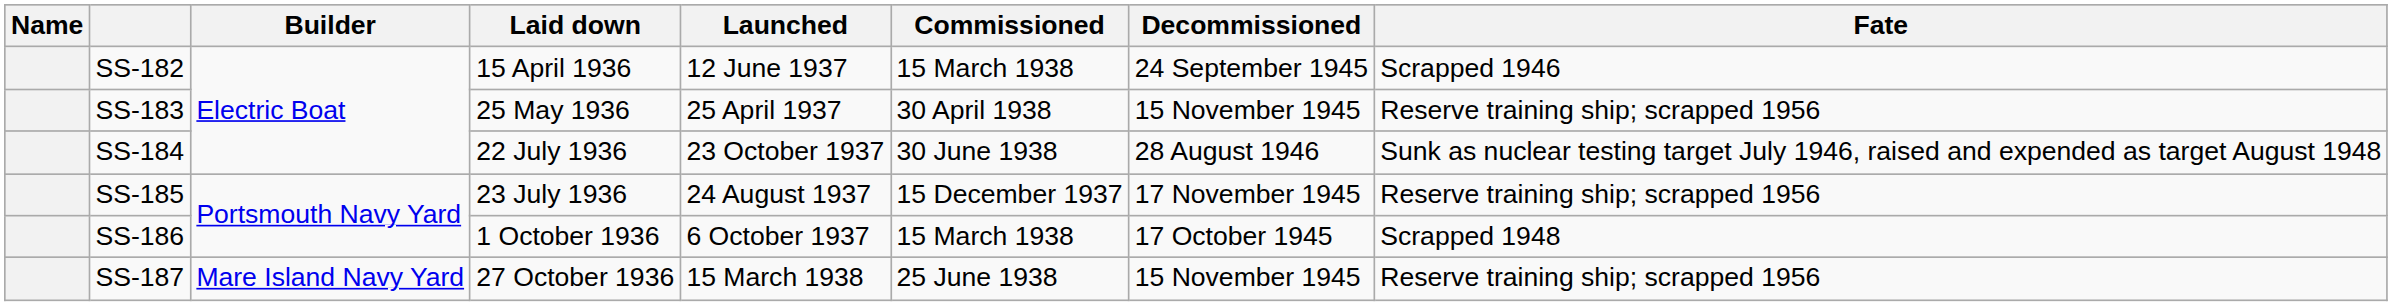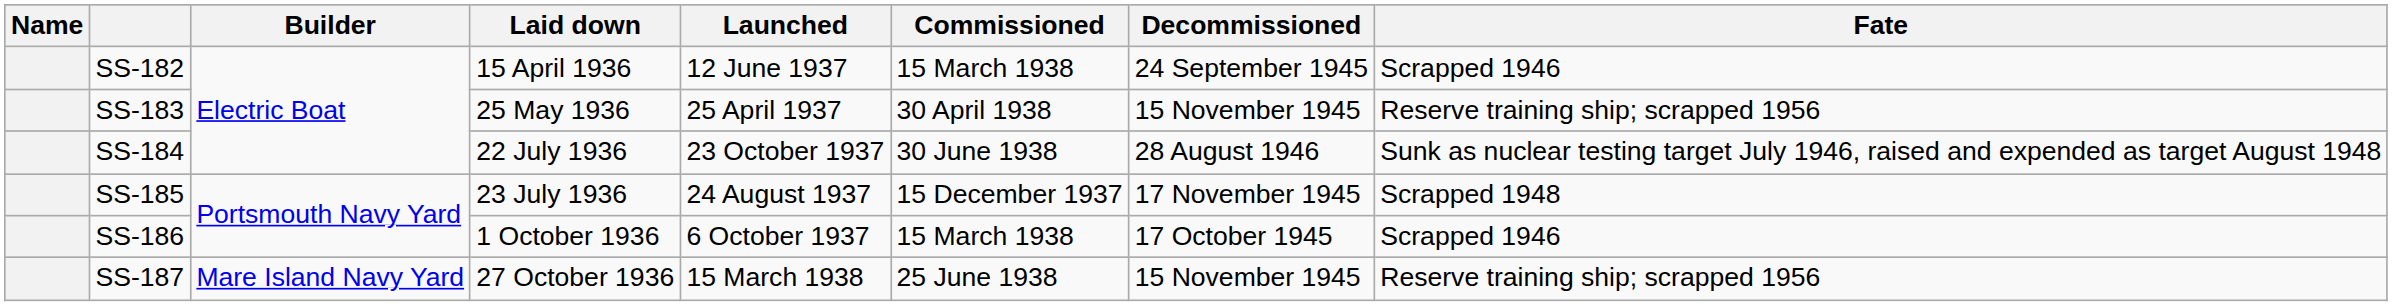(1600, 194) Reserve training ship; scrapped 1956 -> (1470, 194) Scrapped 1948
(1470, 236) Scrapped 1948 -> (1470, 236) Scrapped 1946
